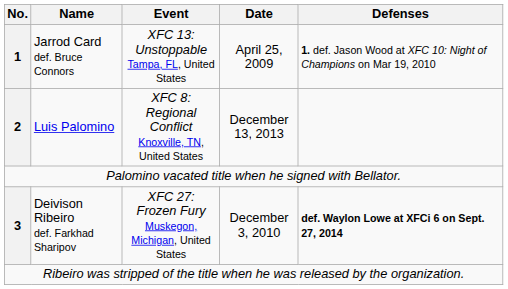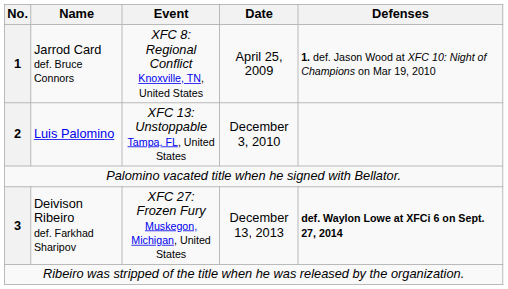(171, 56) XFC 13: Unstoppable Tampa, FL, United States -> (171, 63) XFC 8: Regional Conflict Knoxville, TN, United States
(171, 127) XFC 8: Regional Conflict Knoxville, TN, United States -> (171, 134) XFC 13: Unstoppable Tampa, FL, United States
(259, 127) December 13, 2013 -> (259, 134) December 3, 2010
(259, 225) December 3, 2010 -> (259, 225) December 13, 2013
